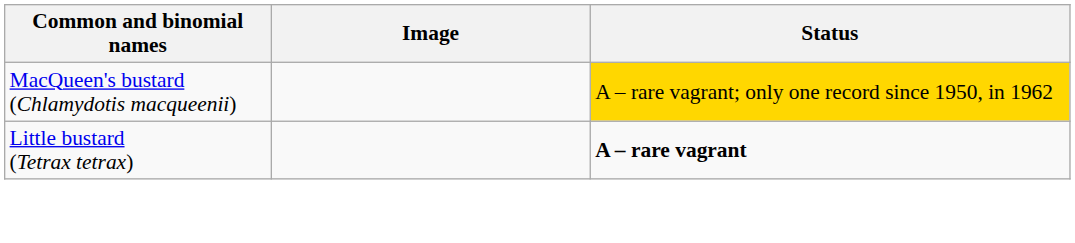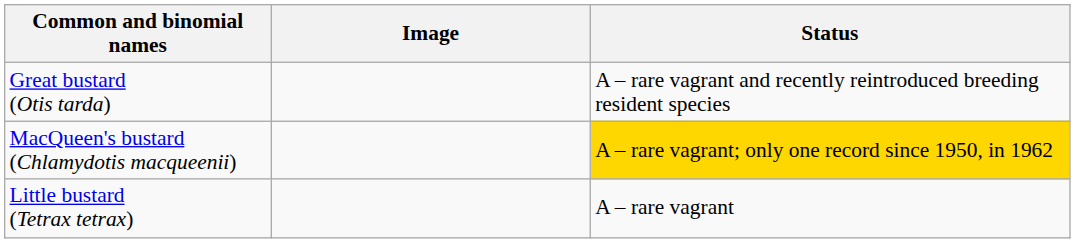+ row: (68, 91)
(671, 149) bold -> (665, 207) normal
